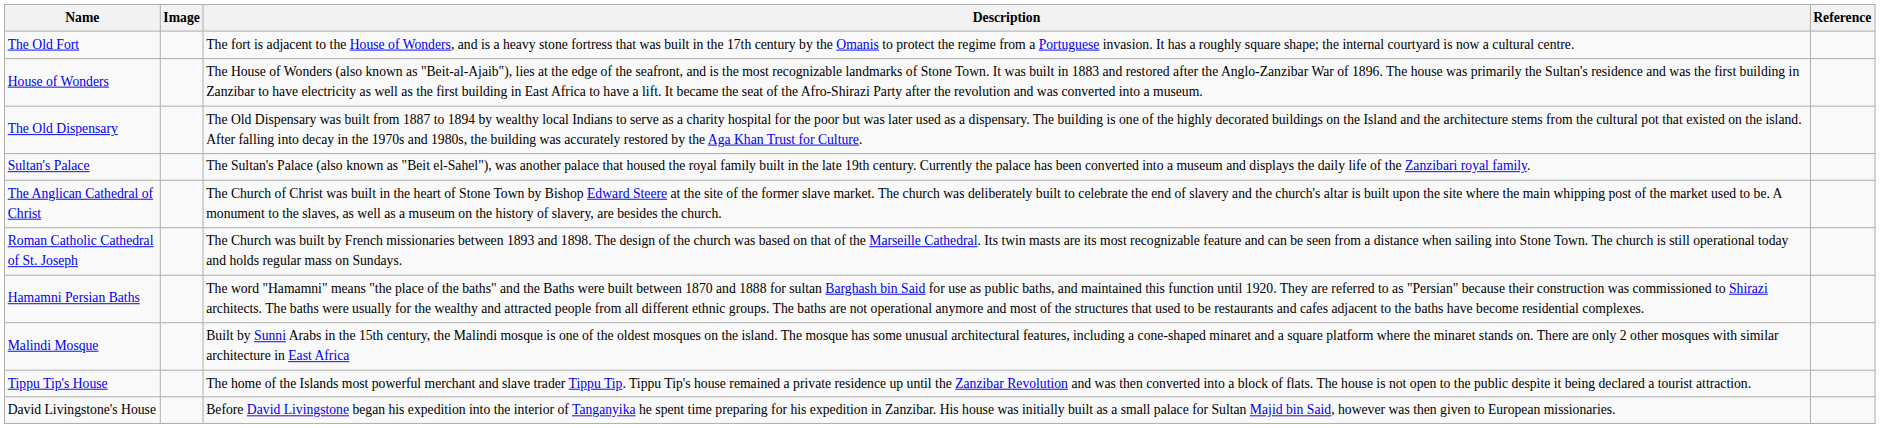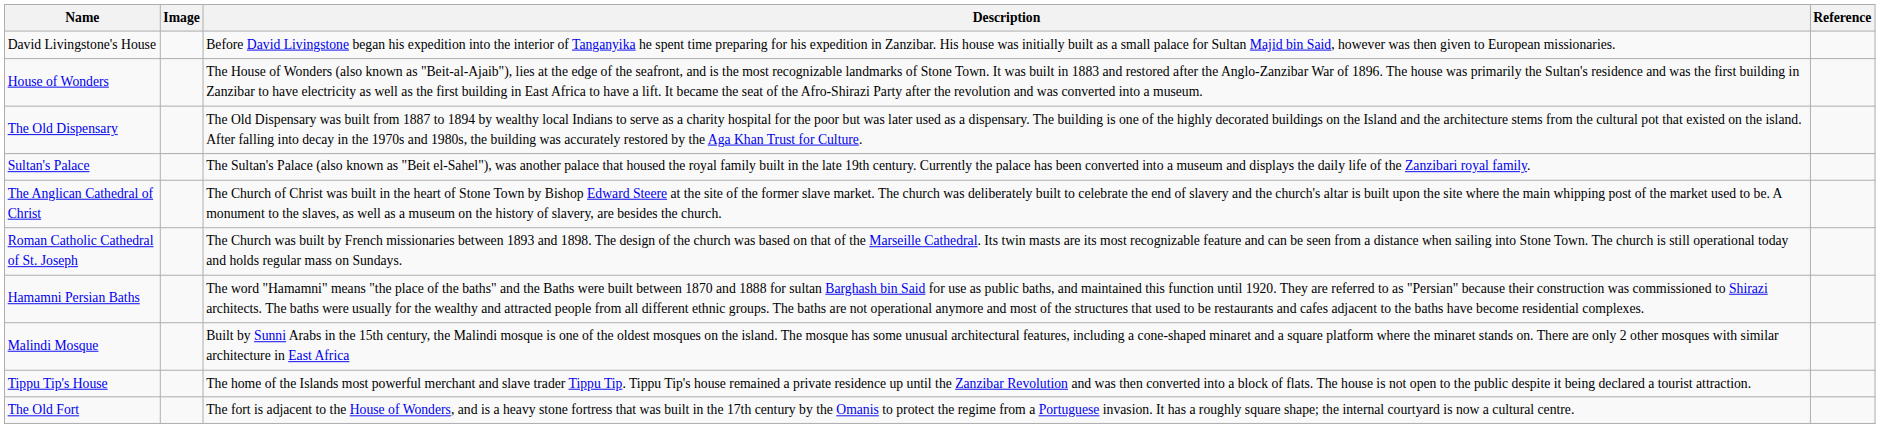rows swapped: (43, 44) <-> (82, 410)
